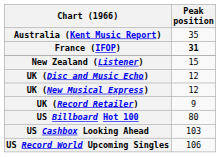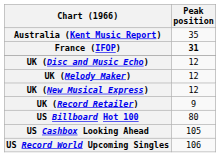- row: (88, 62)
+ row: (88, 76)
(194, 131) 103 -> (194, 131) 105
